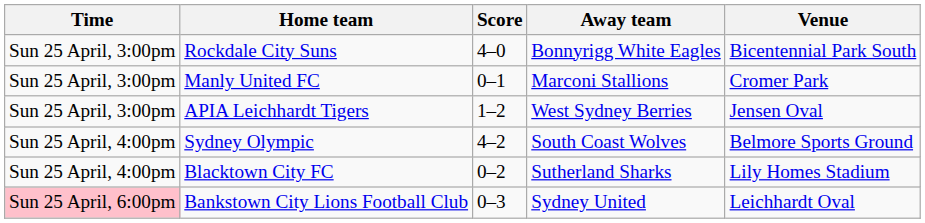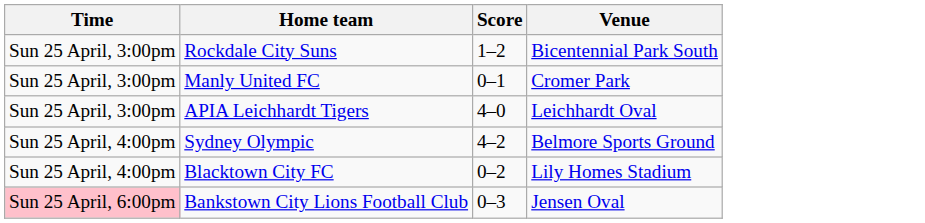- column: (626, 19)
(491, 50) 4–0 -> (491, 50) 1–2
(491, 111) 1–2 -> (491, 111) 4–0
(776, 111) Jensen Oval -> (594, 111) Leichhardt Oval
(792, 202) Leichhardt Oval -> (578, 202) Jensen Oval
